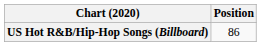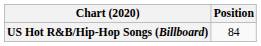(234, 32) 86 -> (234, 32) 84
